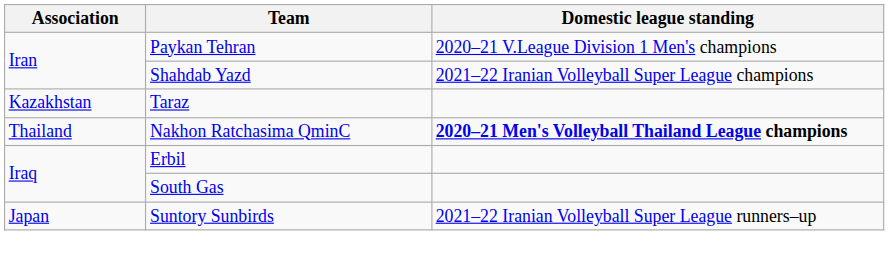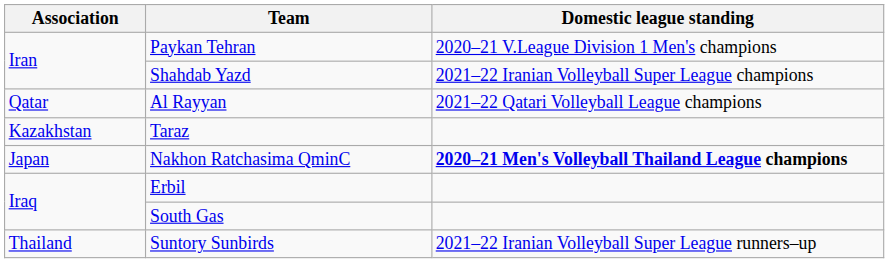+ row: (188, 103)
(40, 131) Thailand -> (29, 159) Japan
(29, 215) Japan -> (40, 243) Thailand
